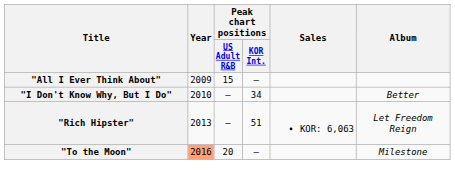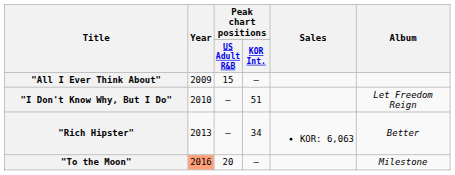(256, 94) 34 -> (256, 100) 51
(403, 94) Better -> (403, 100) Let Freedom Reign
(256, 123) 51 -> (256, 134) 34
(403, 123) Let Freedom Reign -> (403, 134) Better
